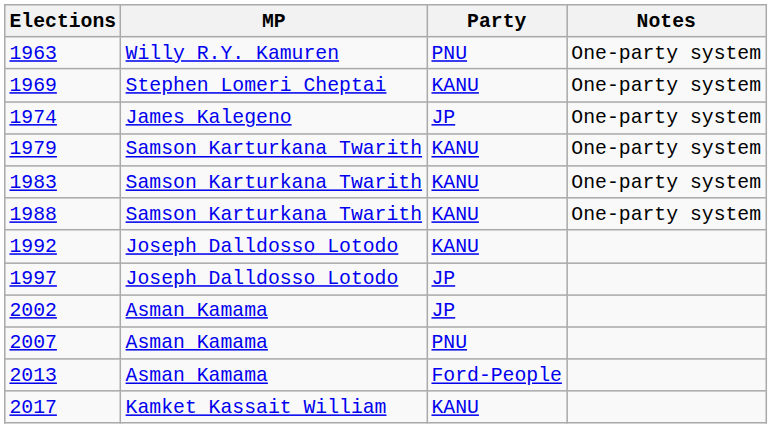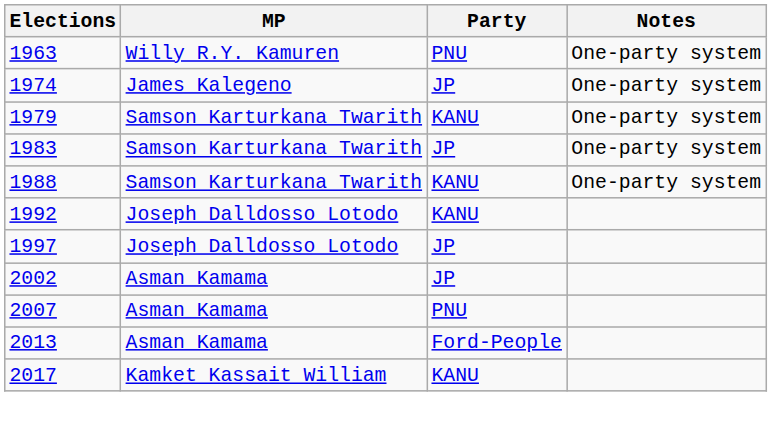- row: (33, 85)
(455, 182) KANU -> (443, 150) JP
